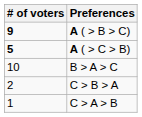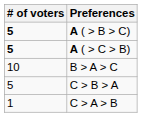(10, 31) 9 -> (10, 31) 5
(10, 85) 2 -> (10, 85) 5
